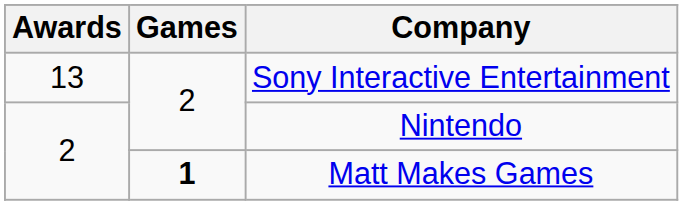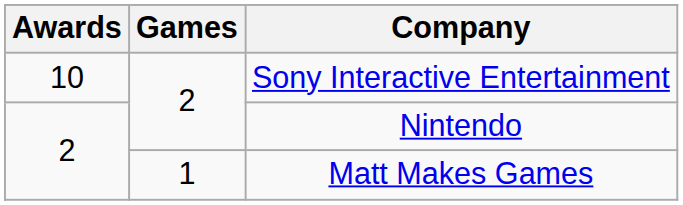(67, 77) 13 -> (67, 77) 10
(187, 174) bold -> (187, 174) normal
